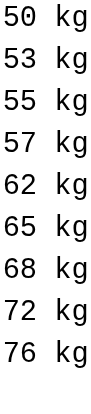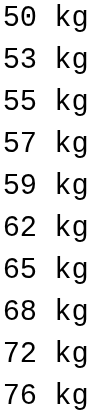+ row: (46, 186)
